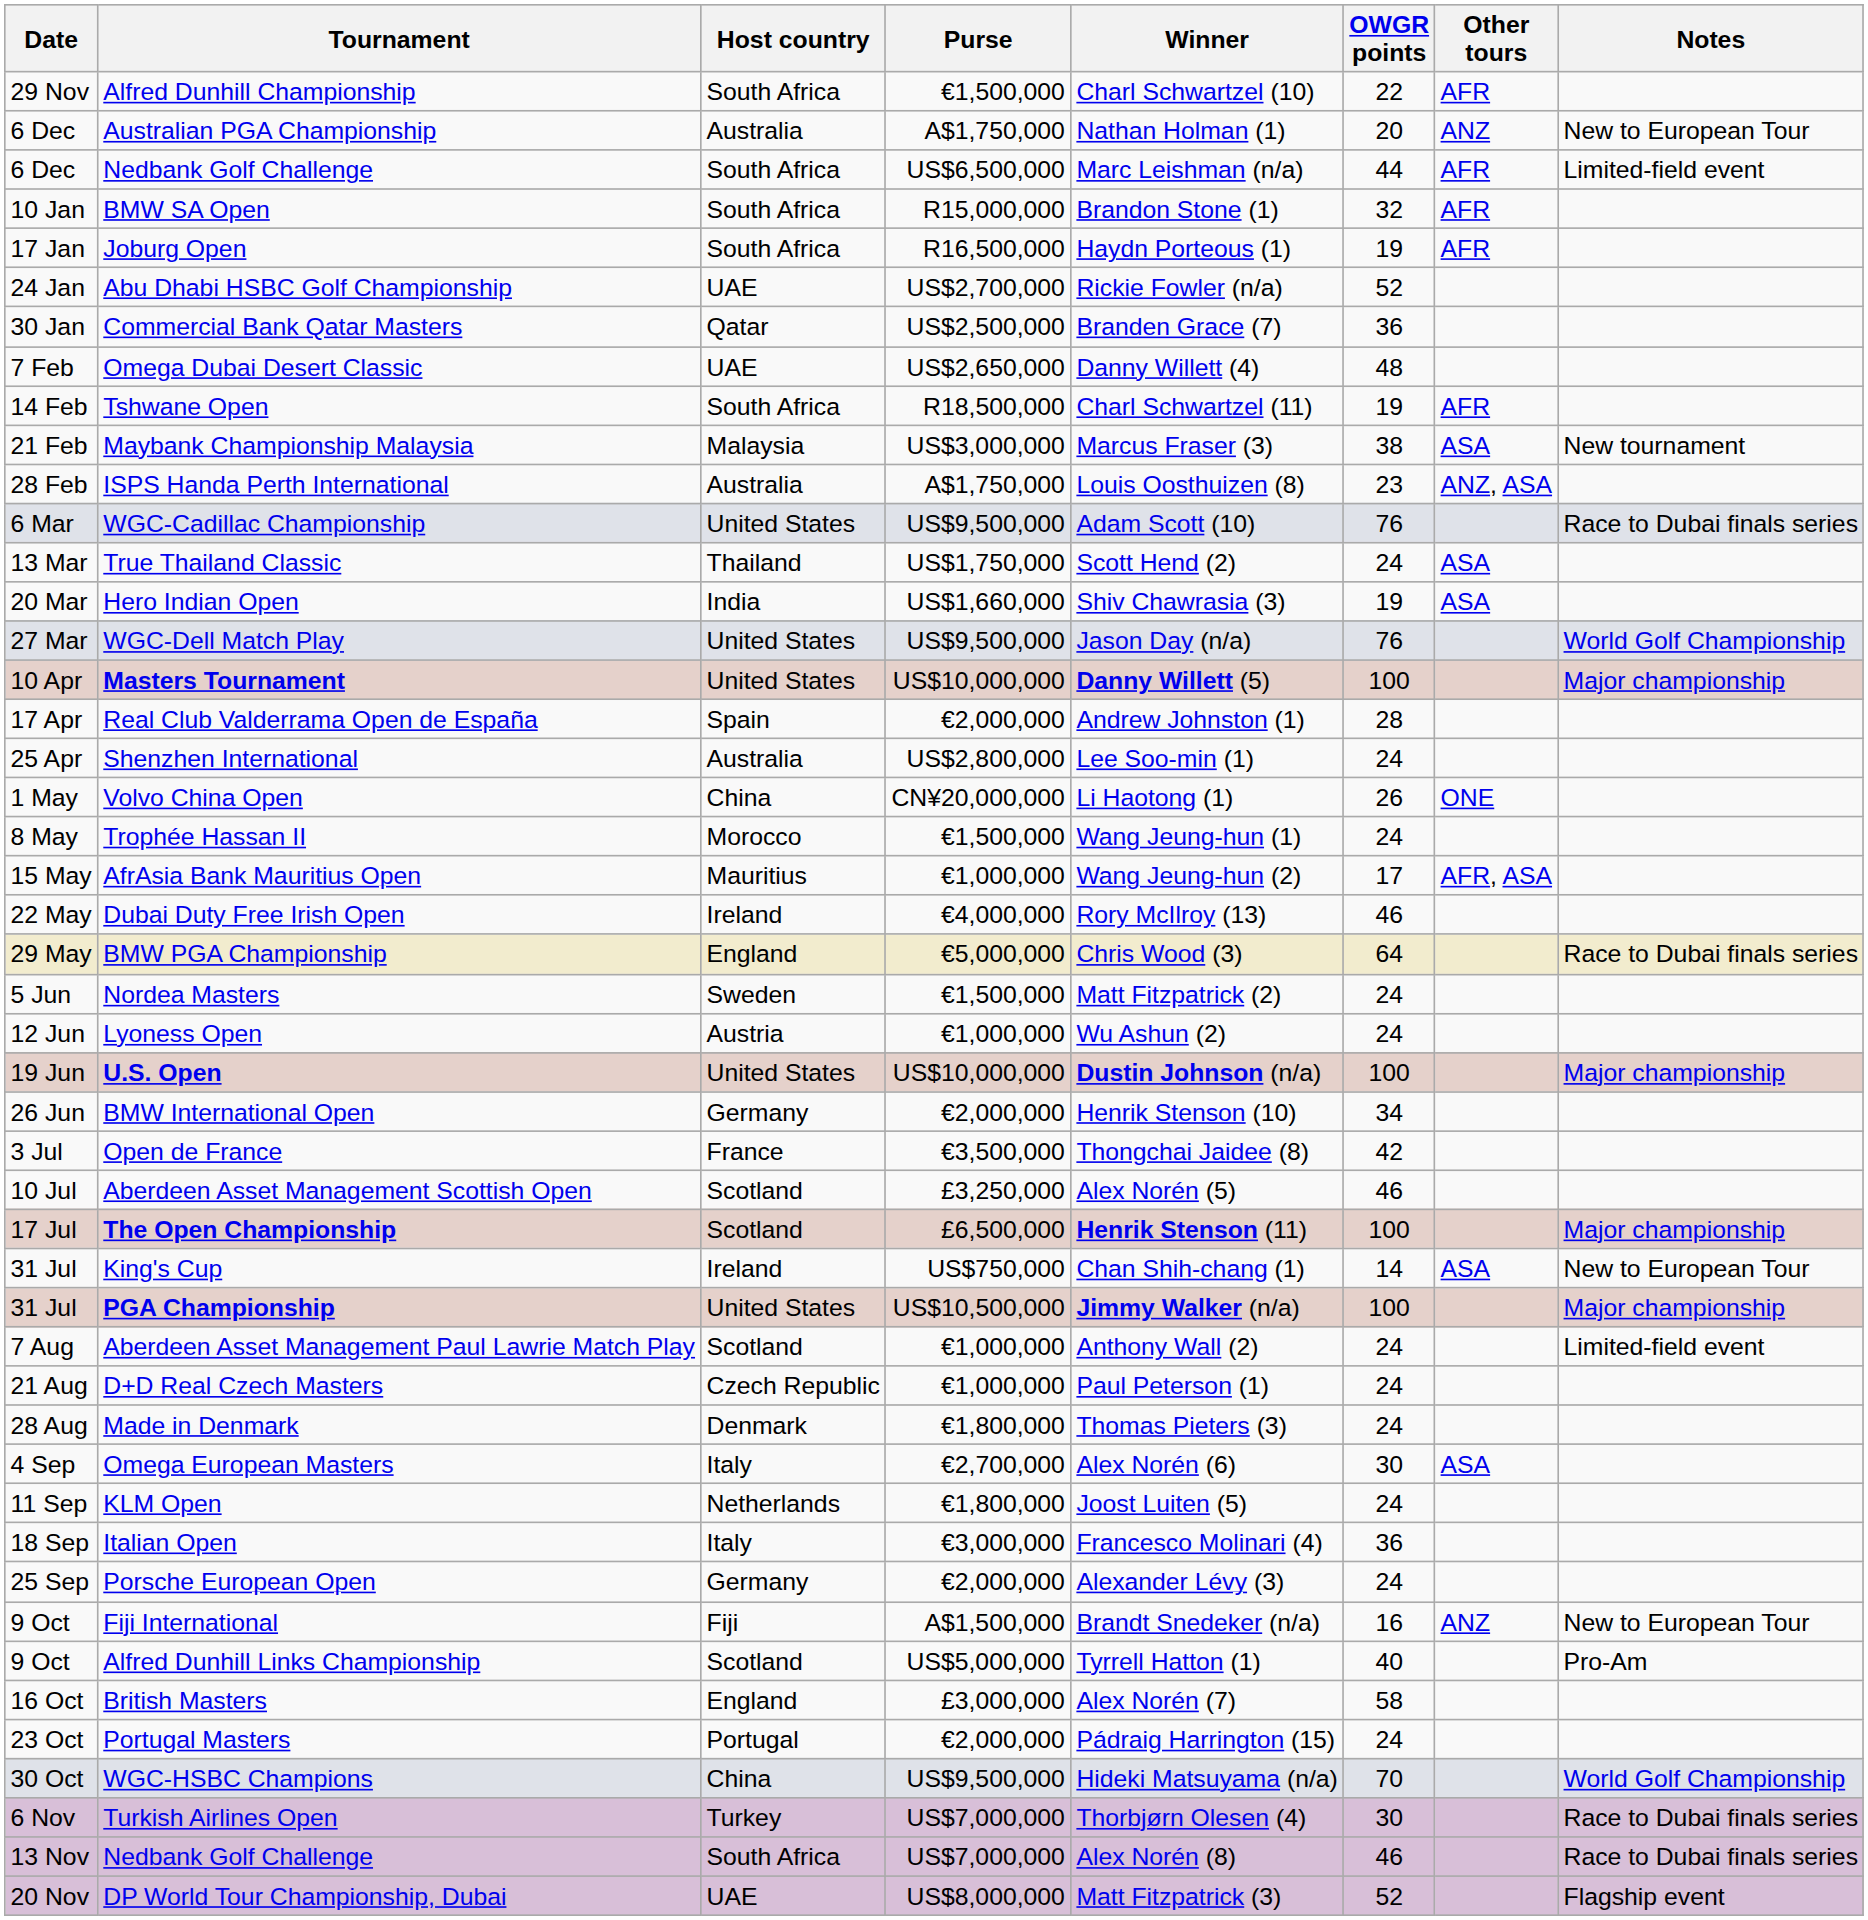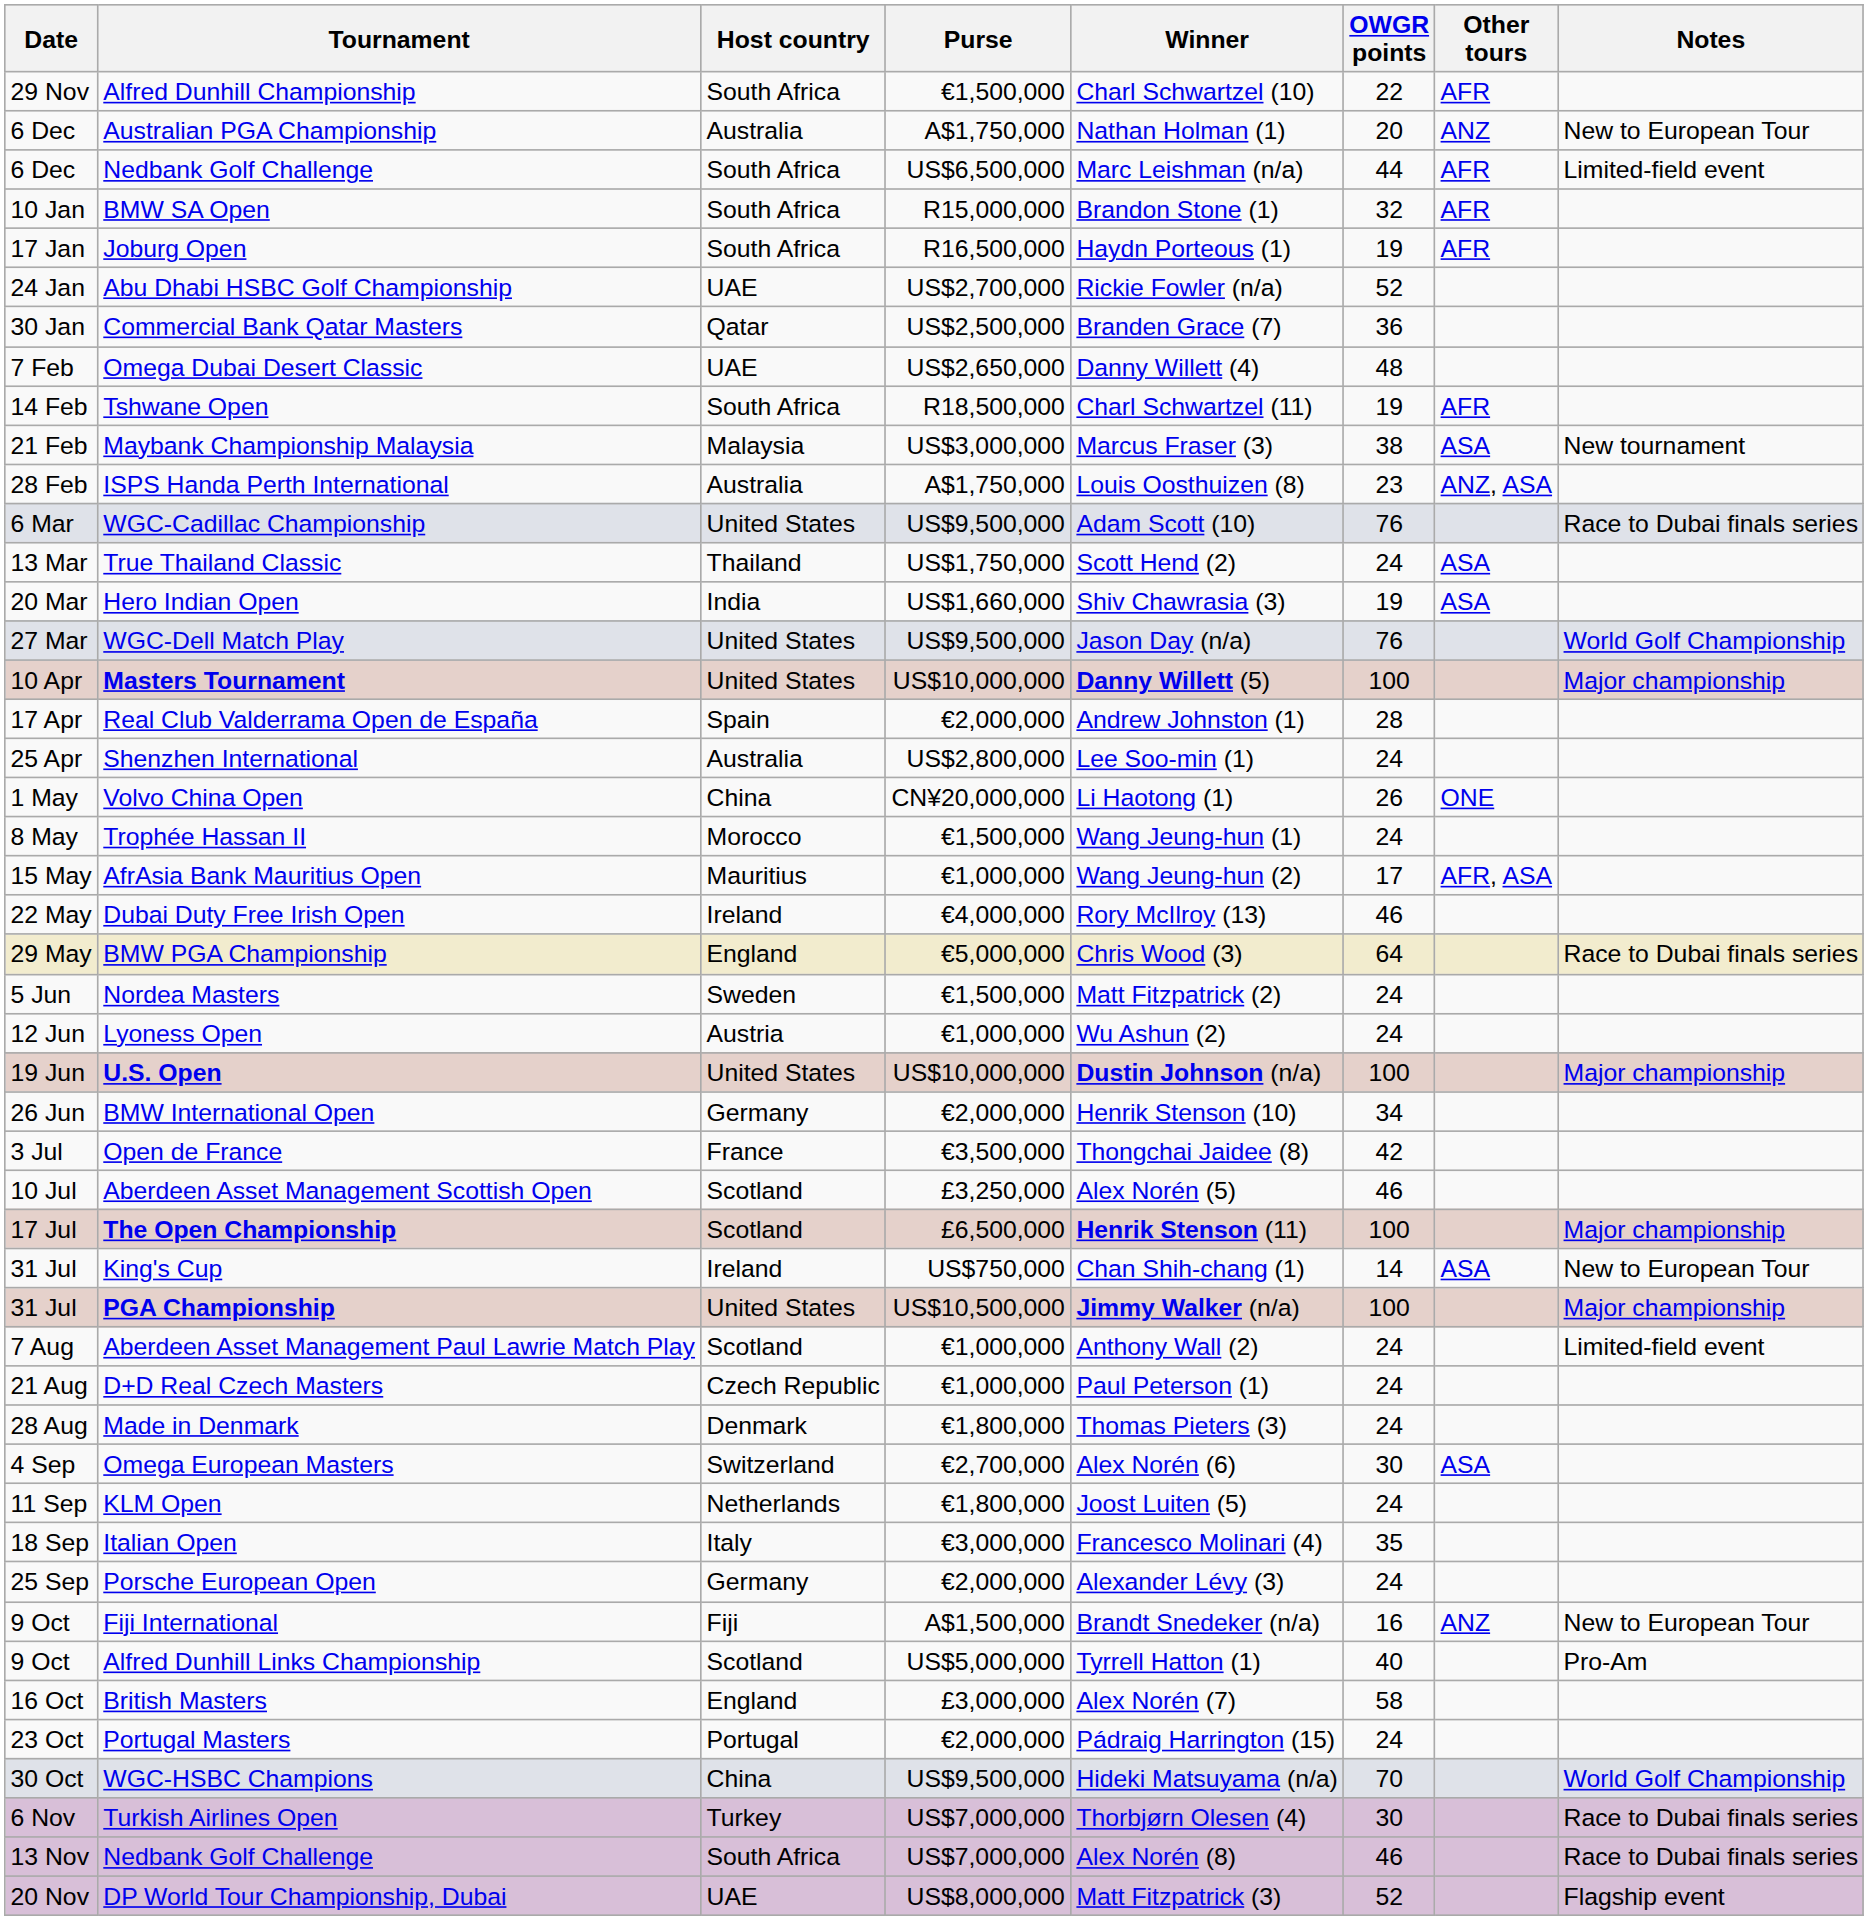(729, 1464) Italy -> (771, 1464) Switzerland
(1389, 1543) 36 -> (1389, 1543) 35
